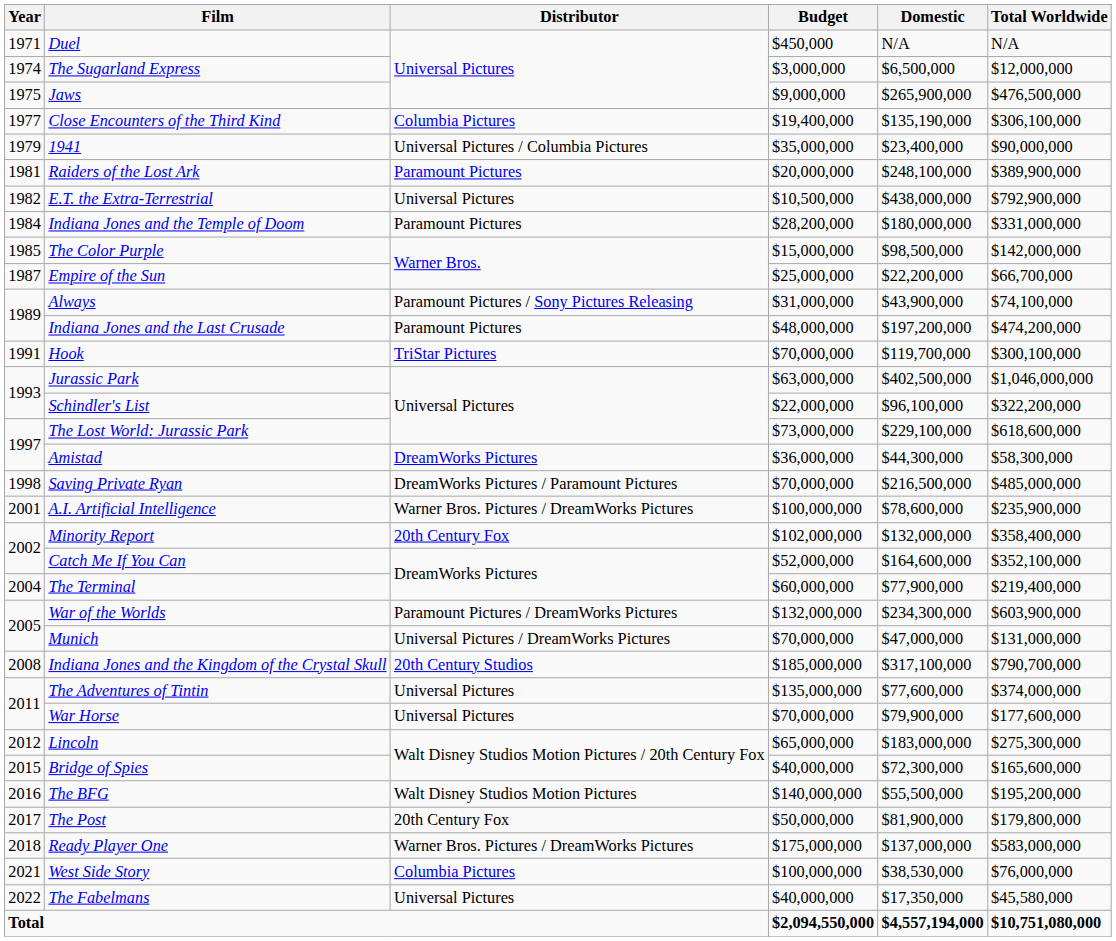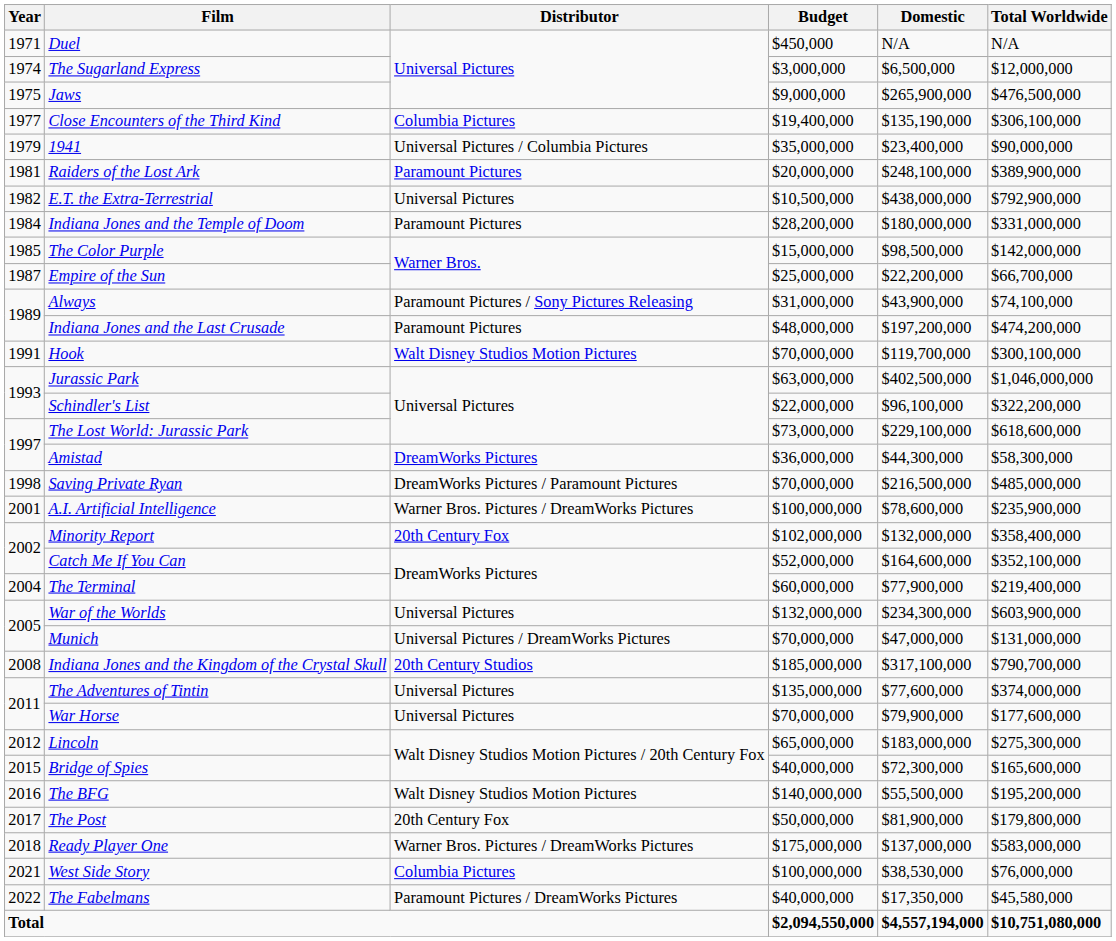(445, 353) TriStar Pictures -> (515, 353) Walt Disney Studios Motion Pictures
(536, 612) Paramount Pictures / DreamWorks Pictures -> (454, 612) Universal Pictures
(454, 897) Universal Pictures -> (536, 897) Paramount Pictures / DreamWorks Pictures
